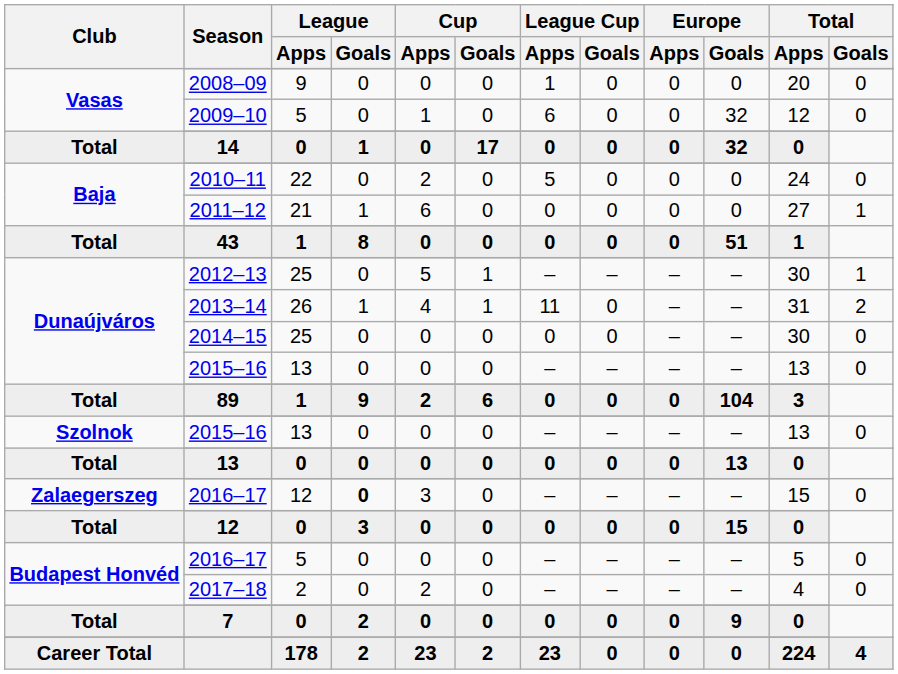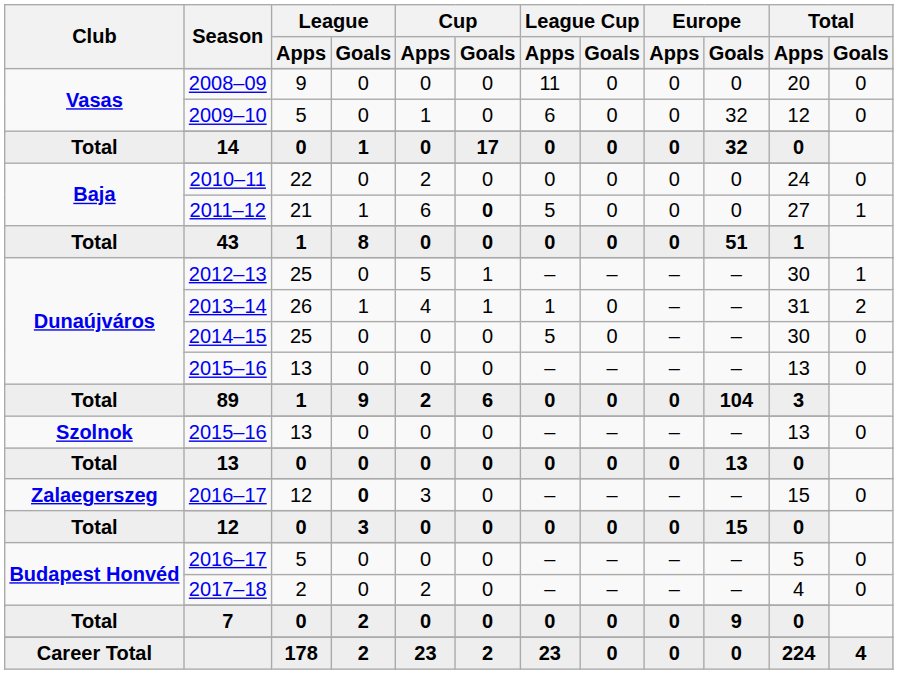(550, 84) 1 -> (550, 84) 11
(550, 179) 5 -> (550, 179) 0
(488, 211) normal -> (488, 211) bold
(550, 211) 0 -> (550, 211) 5
(550, 305) 11 -> (550, 305) 1
(550, 337) 0 -> (550, 337) 5
